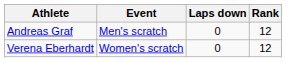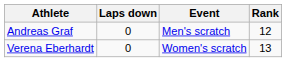columns swapped: (141, 14) <-> (218, 14)
(265, 49) 12 -> (265, 49) 13
